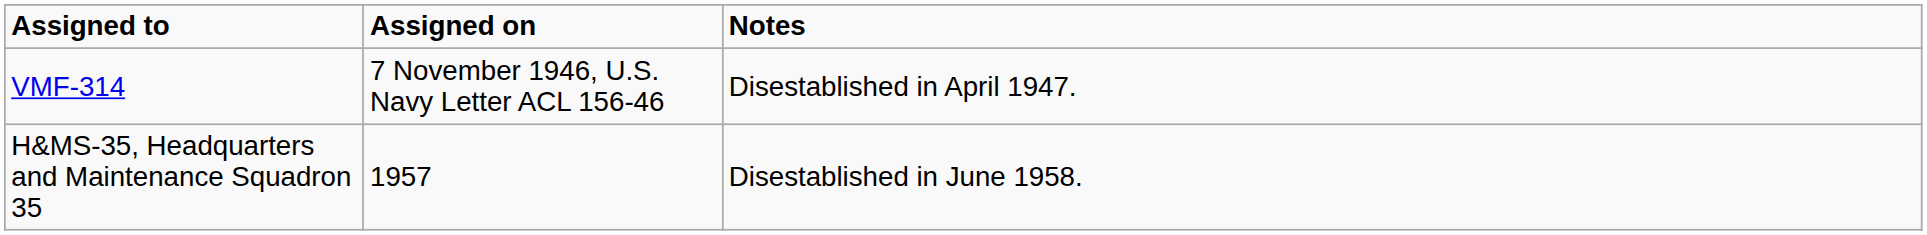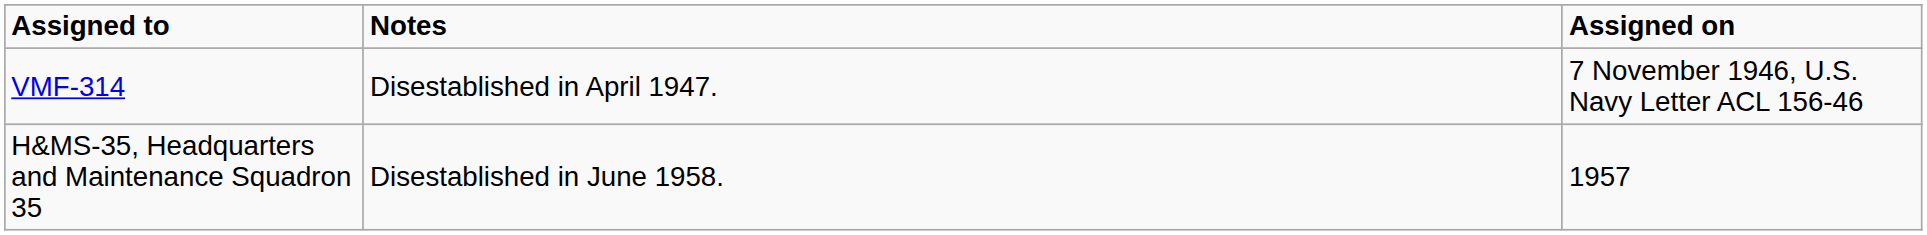columns swapped: (453, 26) <-> (767, 26)
